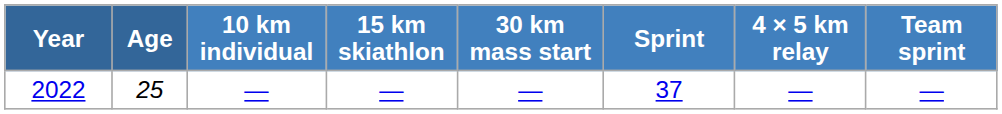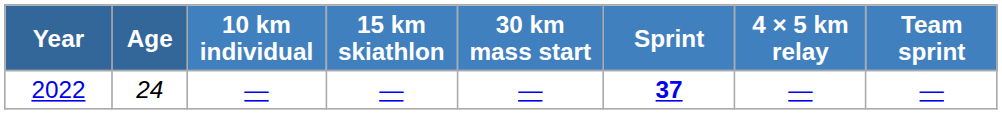(150, 90) 25 -> (150, 90) 24
(669, 90) normal -> (669, 90) bold
